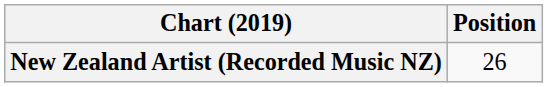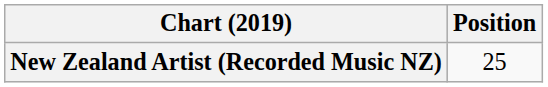(495, 61) 26 -> (495, 61) 25
